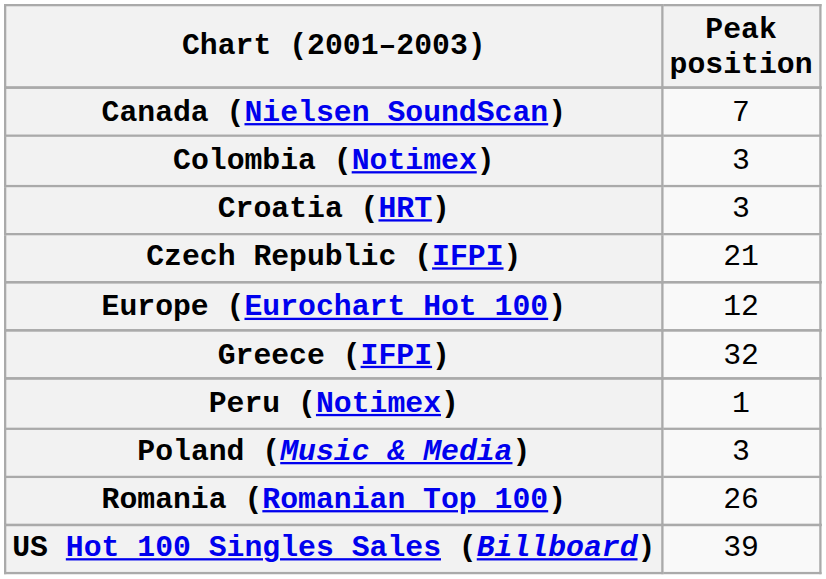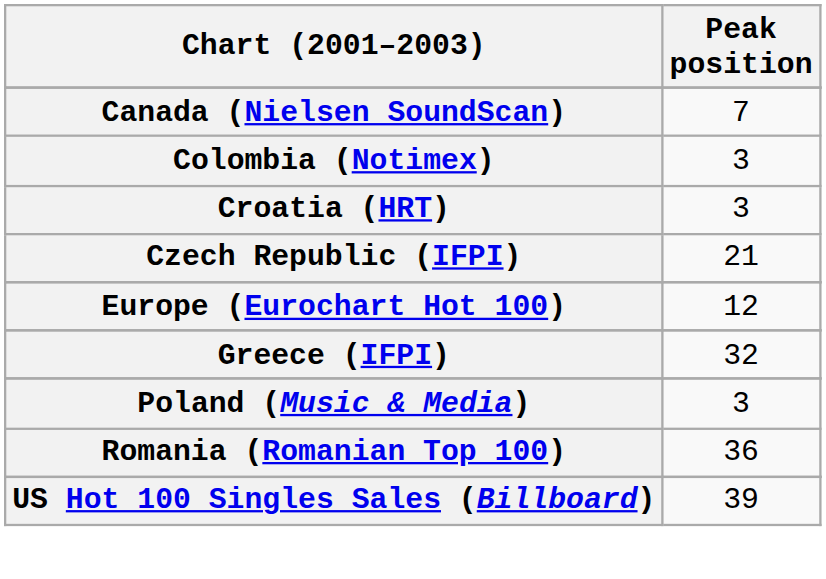- row: (334, 403)
(741, 500) 26 -> (741, 452) 36
